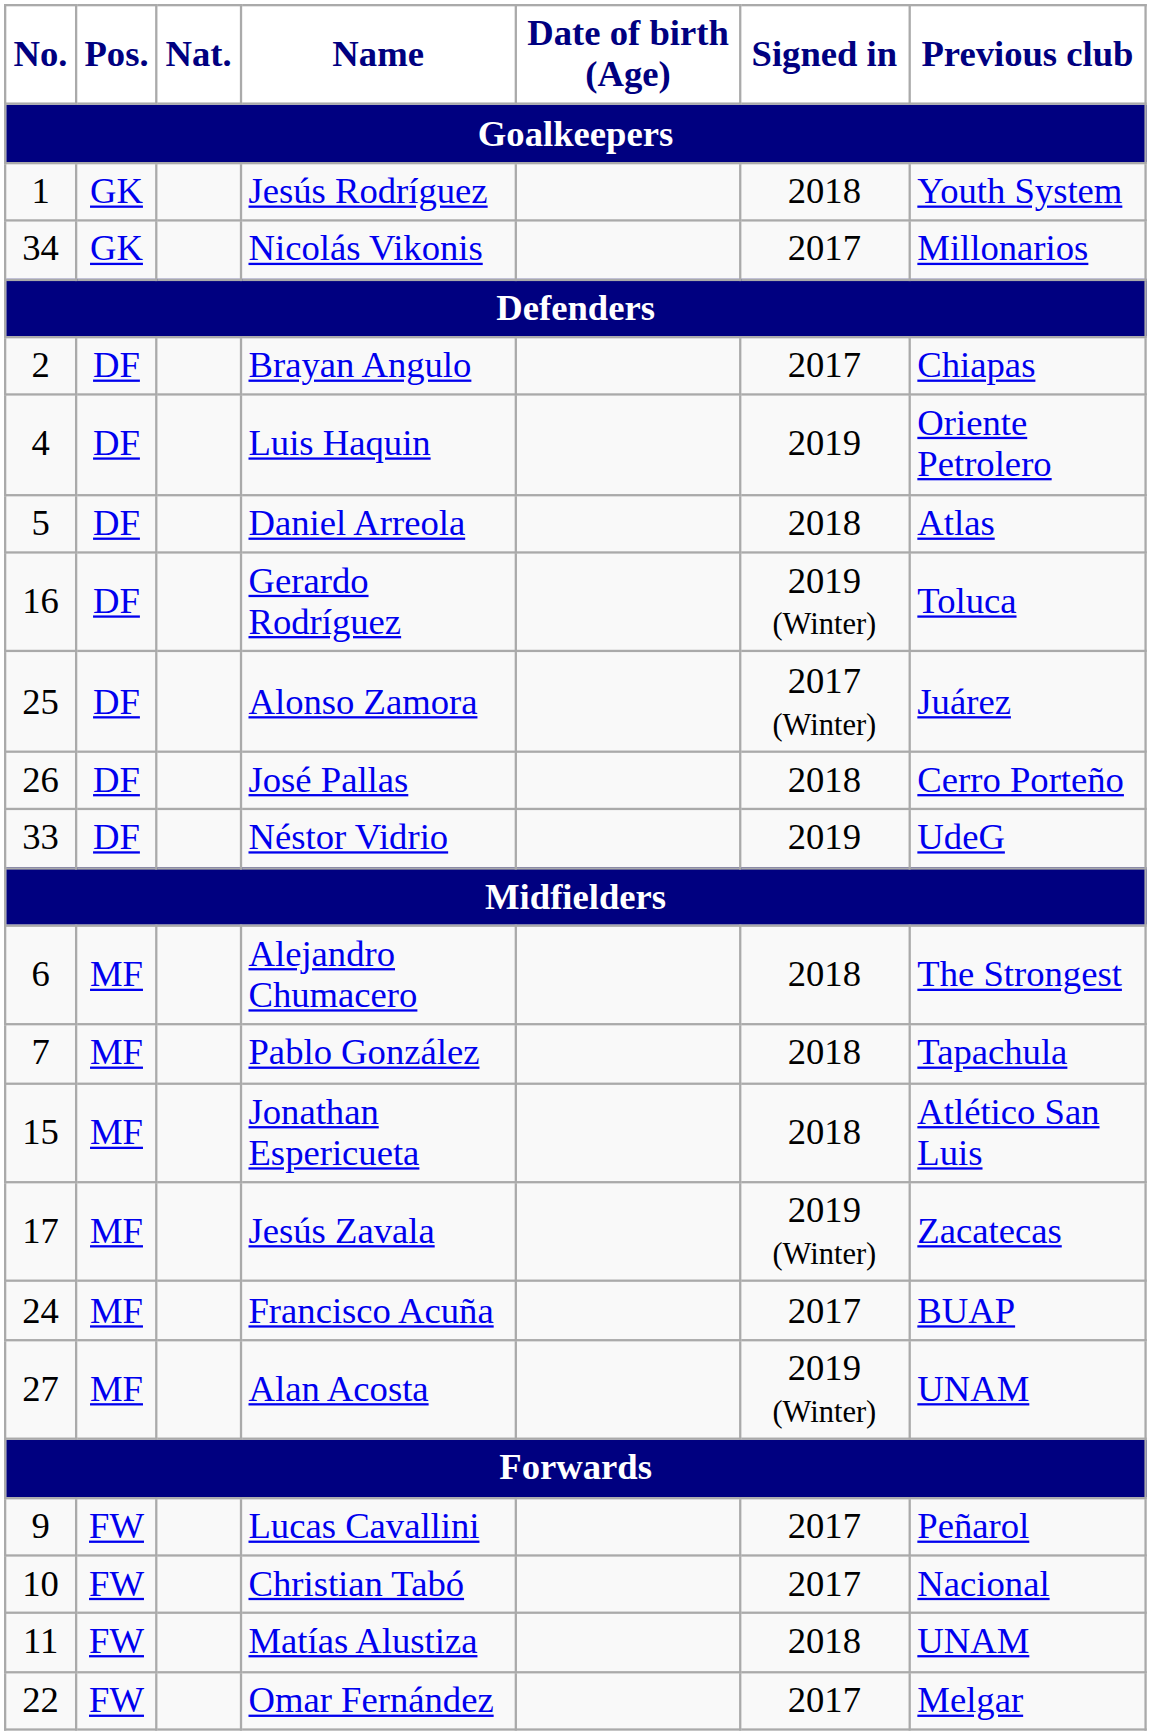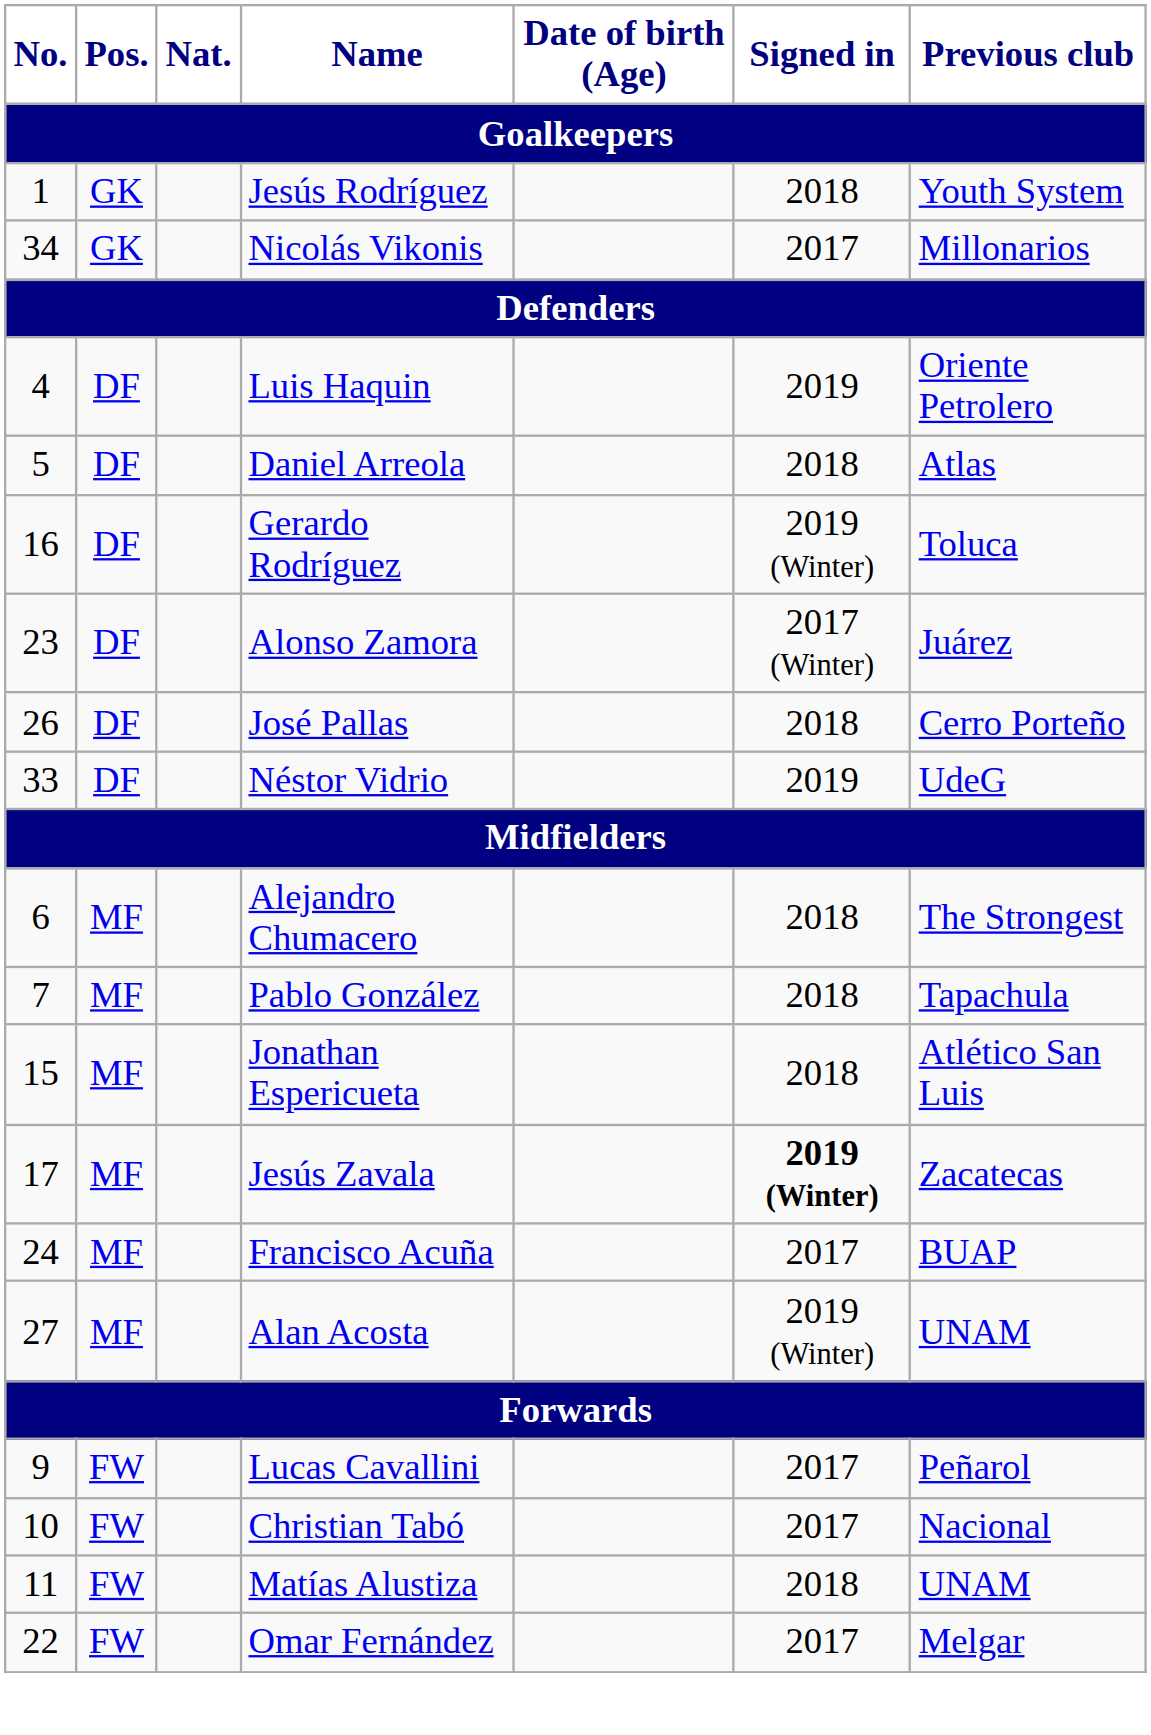- row: (360, 365)
(41, 700) 25 -> (41, 642) 23
(824, 1231) normal -> (822, 1173) bold
